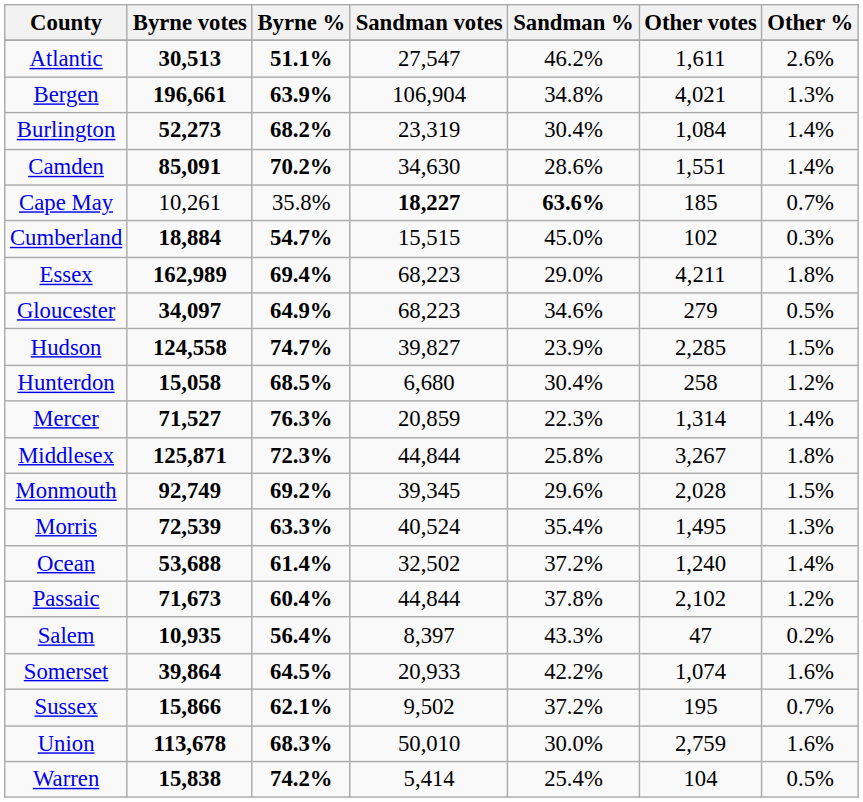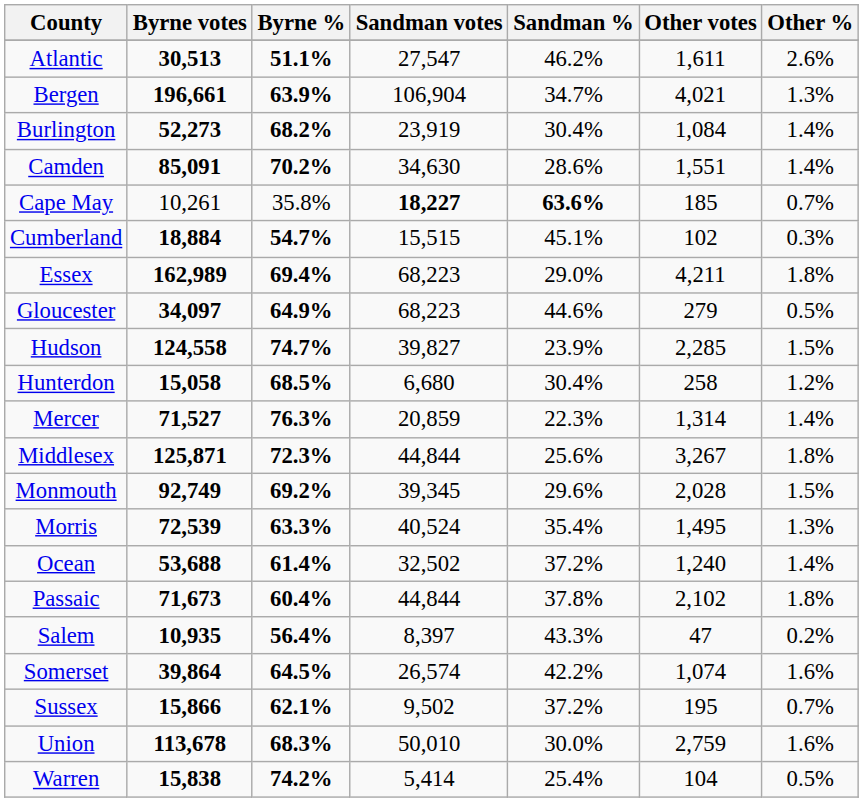(573, 94) 34.8% -> (573, 94) 34.7%
(429, 130) 23,319 -> (429, 130) 23,919
(573, 238) 45.0% -> (573, 238) 45.1%
(573, 310) 34.6% -> (573, 310) 44.6%
(573, 454) 25.8% -> (573, 454) 25.6%
(810, 599) 1.2% -> (810, 599) 1.8%
(429, 671) 20,933 -> (429, 671) 26,574
